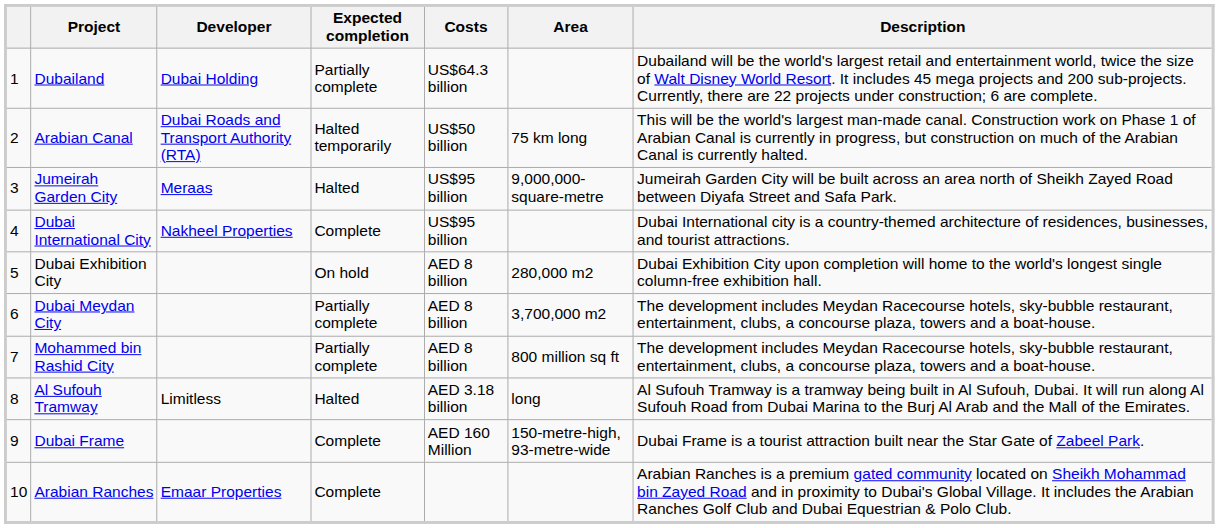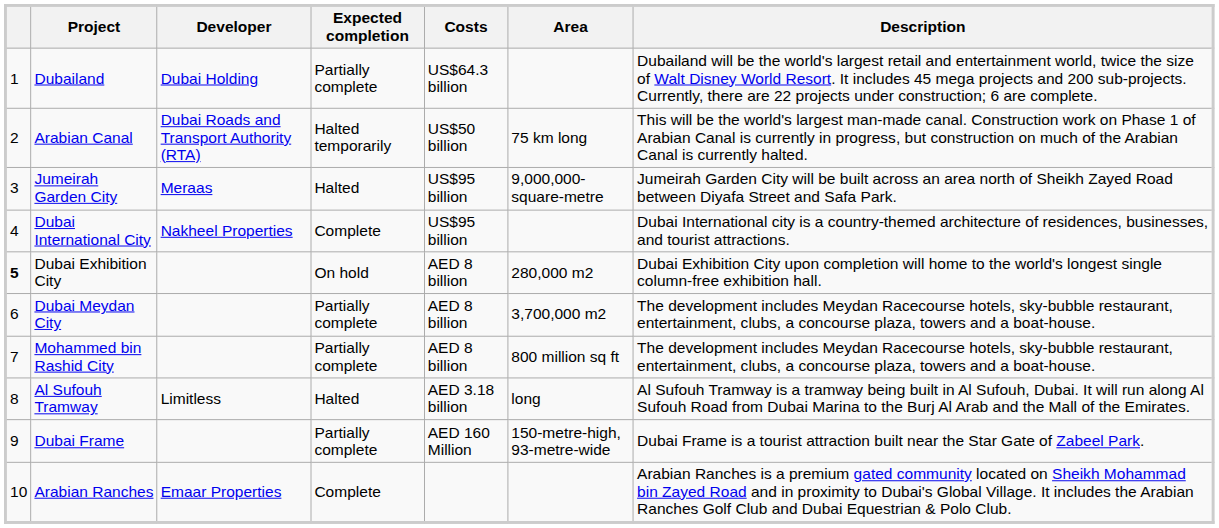(14, 272) normal -> (14, 272) bold
(348, 441) Complete -> (346, 441) Partially complete
